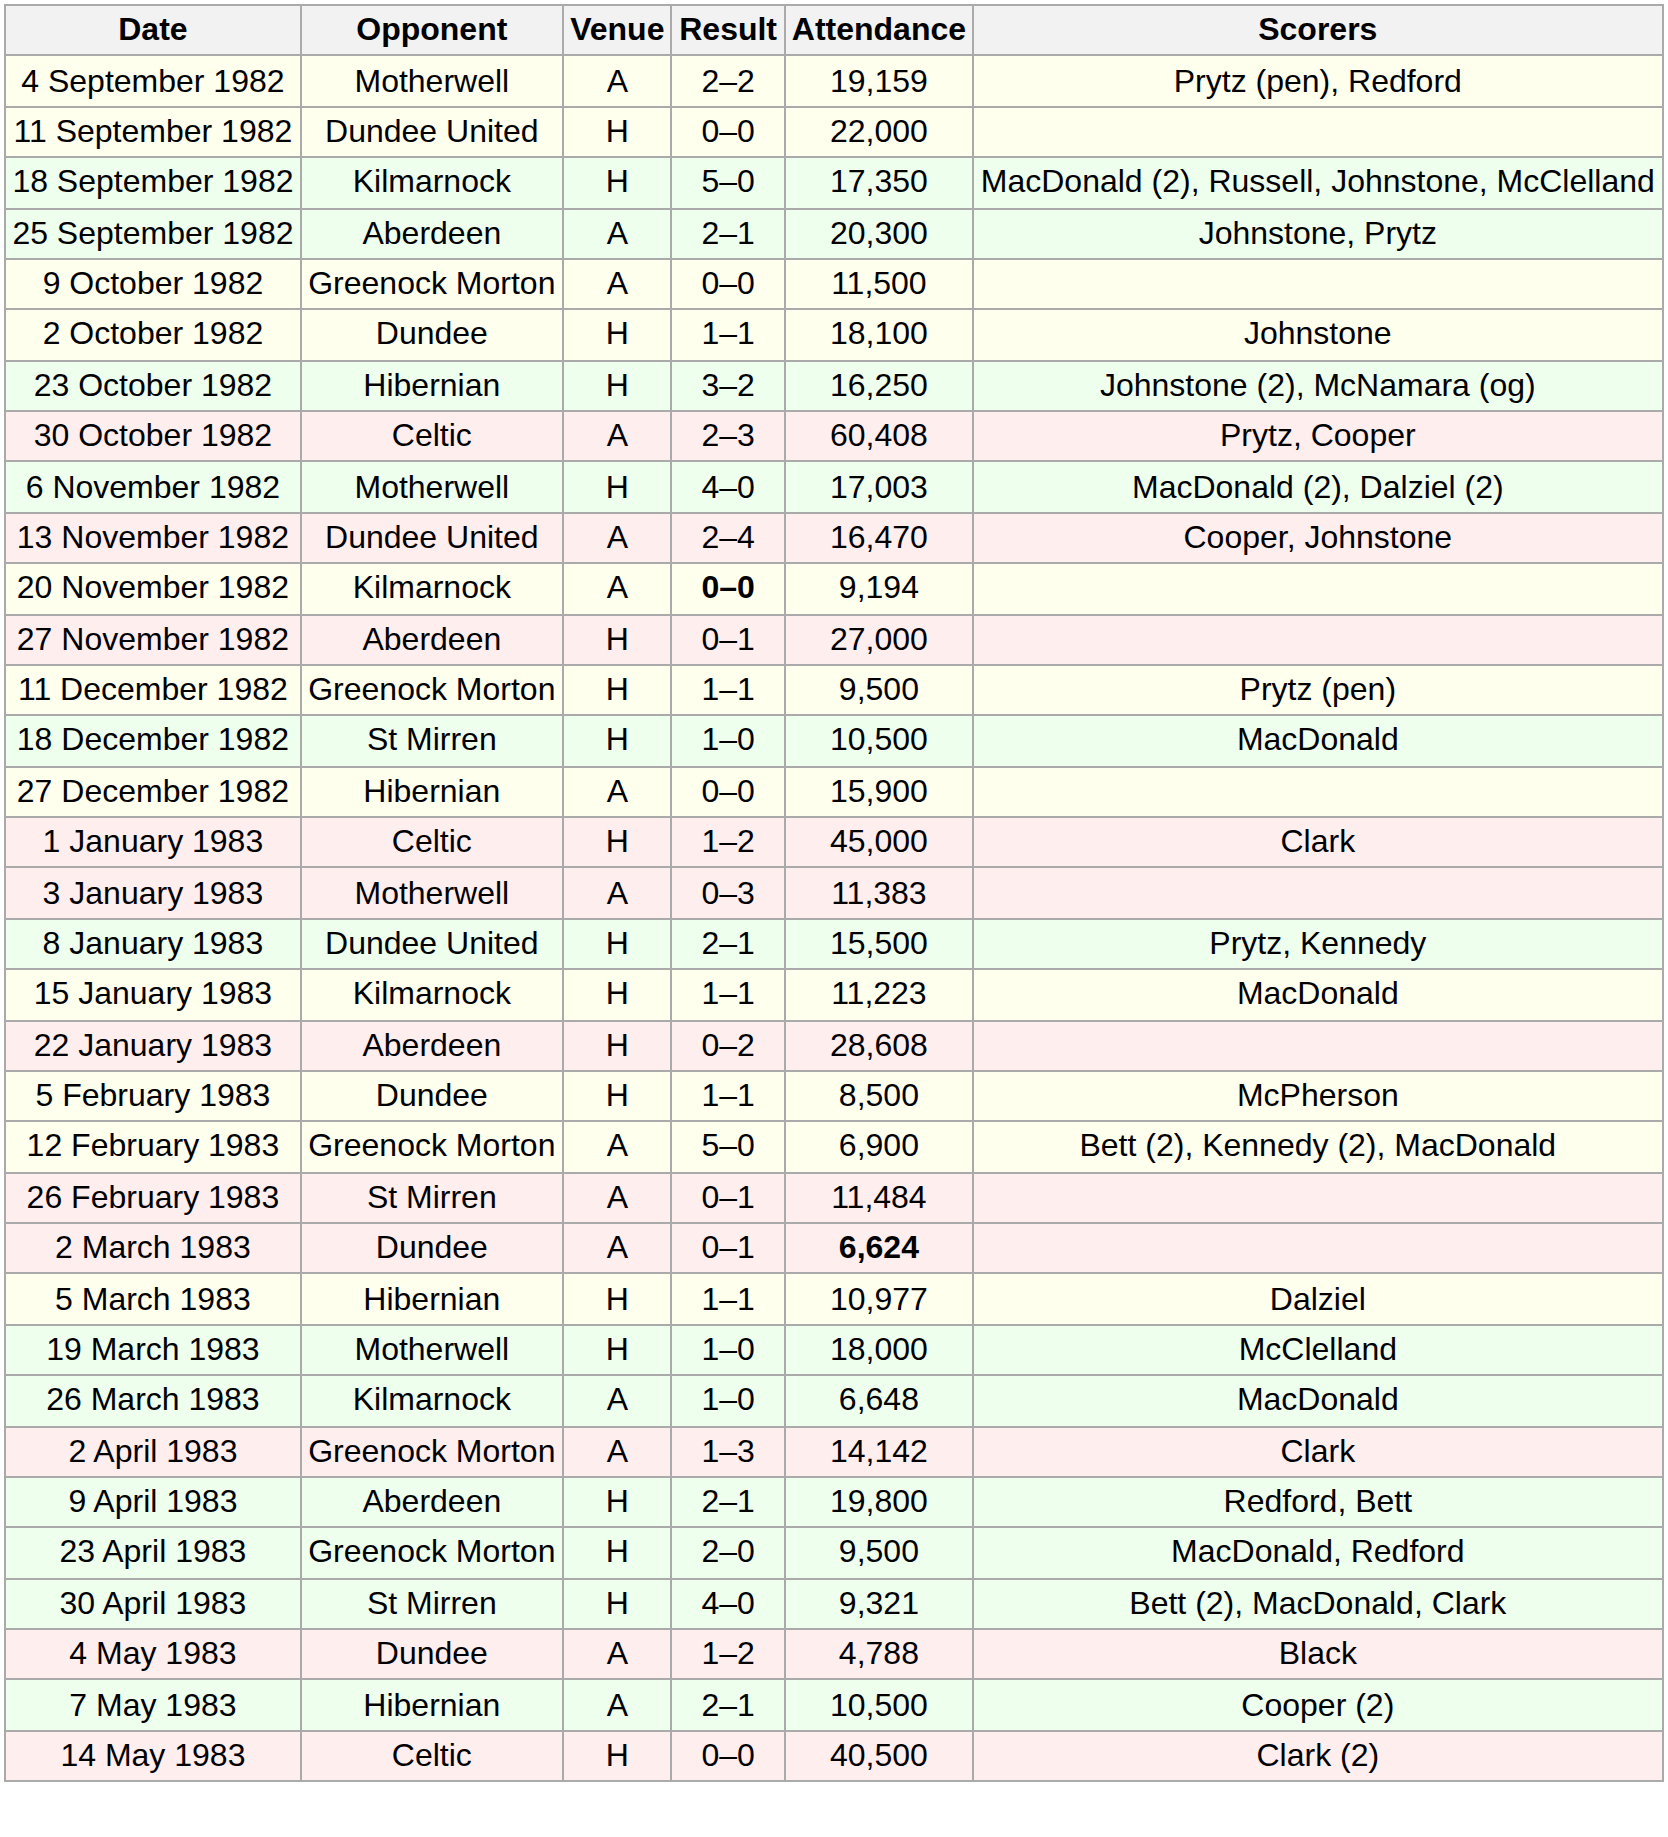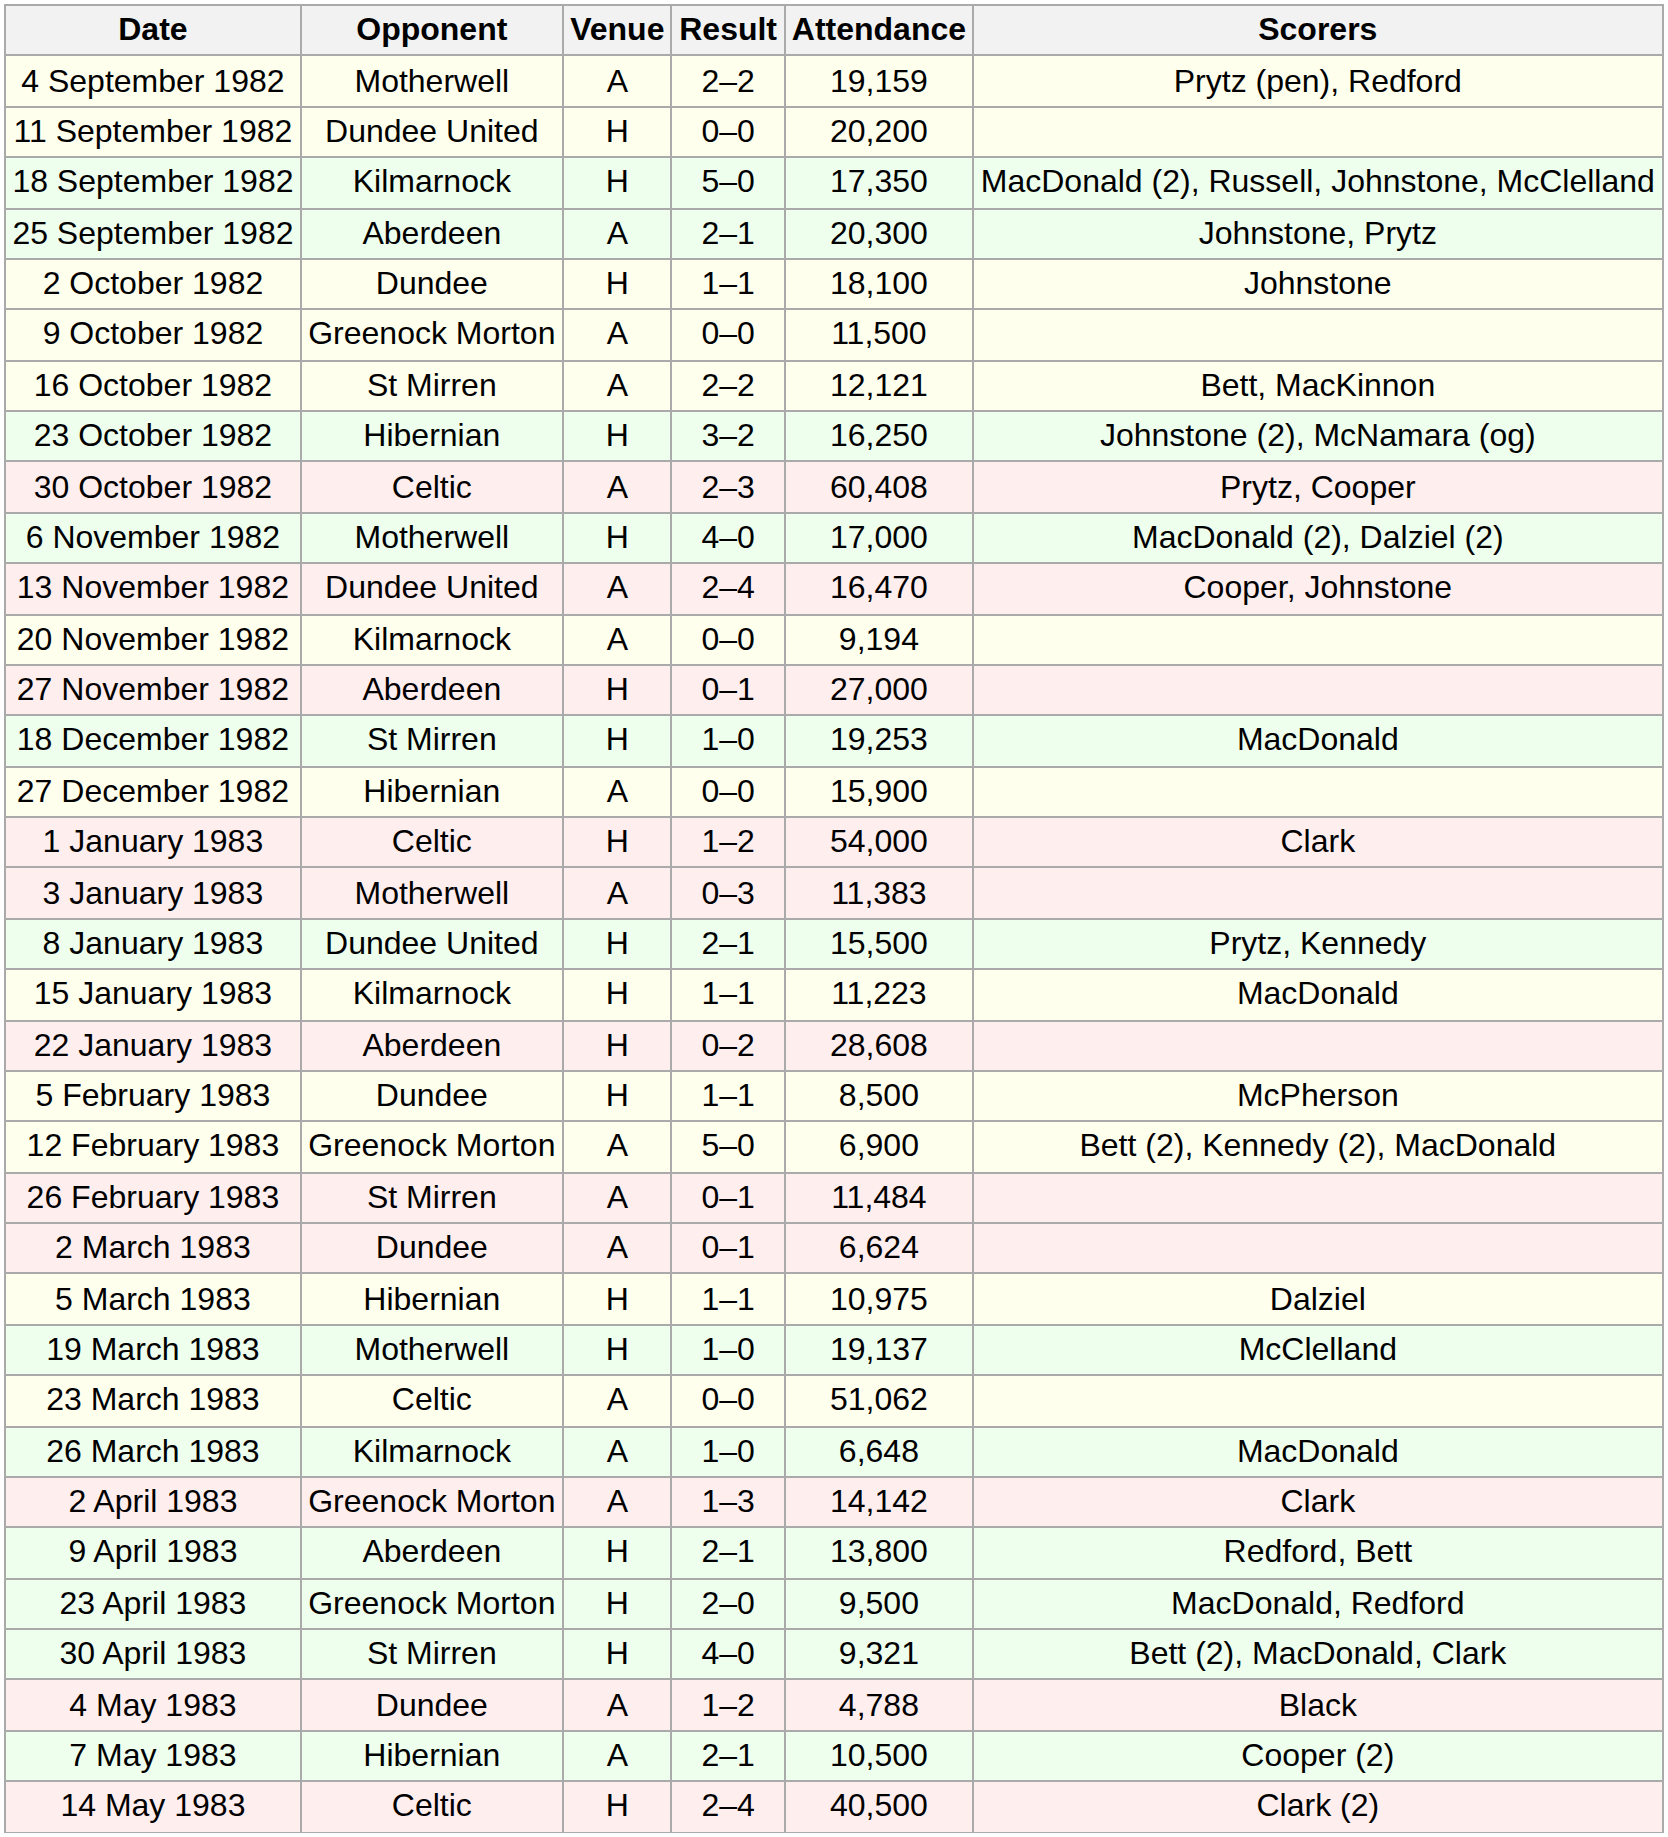(879, 131) 22,000 -> (879, 131) 20,200
rows swapped: (153, 334) <-> (153, 283)
+ row: (153, 385)
(879, 486) 17,003 -> (879, 537) 17,000
(728, 588) bold -> (728, 638) normal
- row: (153, 689)
(879, 740) 10,500 -> (879, 740) 19,253
(879, 841) 45,000 -> (879, 841) 54,000
(879, 1247) bold -> (879, 1247) normal
(879, 1298) 10,977 -> (879, 1298) 10,975
(879, 1349) 18,000 -> (879, 1349) 19,137
+ row: (153, 1400)
(879, 1501) 19,800 -> (879, 1552) 13,800
(728, 1755) 0–0 -> (728, 1806) 2–4
